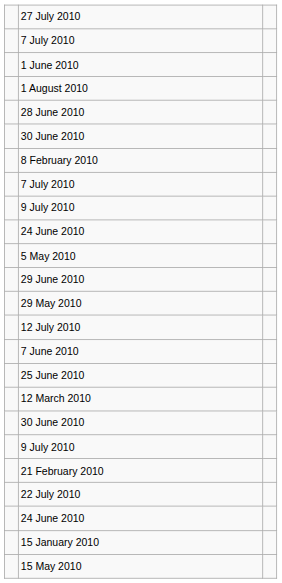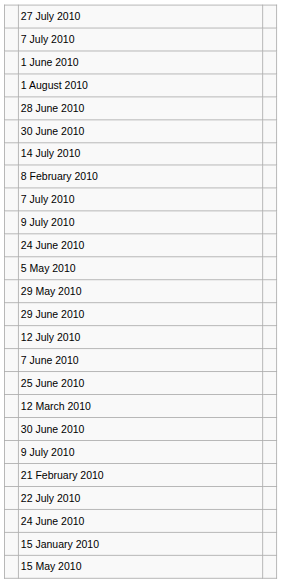+ row: (11, 154)
rows swapped: (11, 303) <-> (11, 280)
